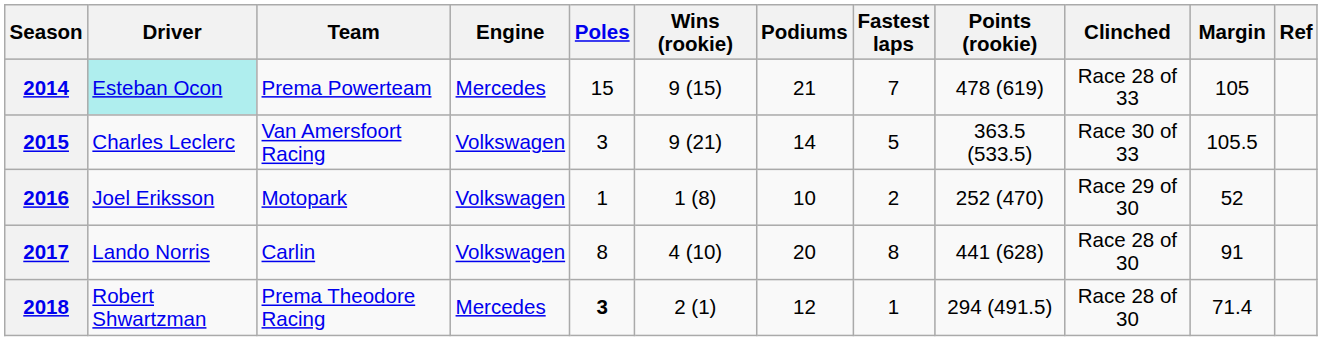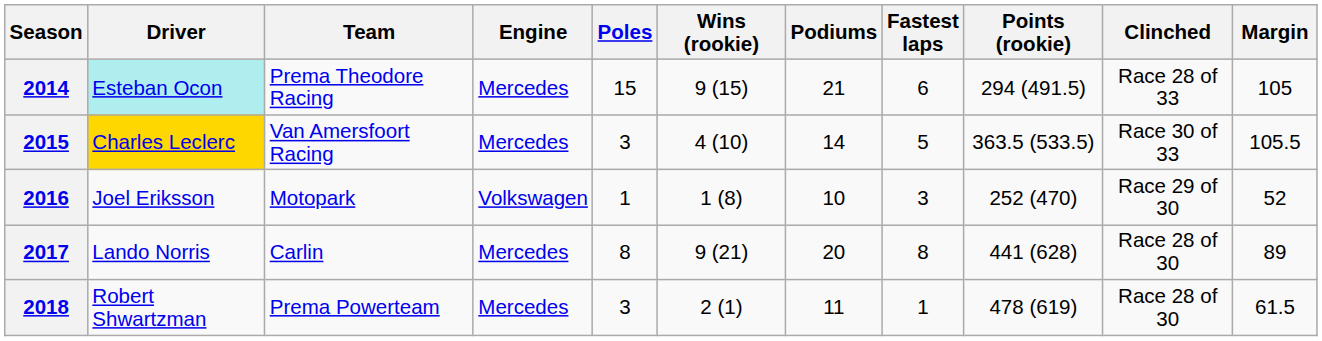- column: (1296, 32)
(347, 87) Prema Powerteam -> (347, 87) Prema Theodore Racing
(893, 87) 7 -> (923, 87) 6
(1000, 87) 478 (619) -> (1033, 87) 294 (491.5)
(164, 142) no background -> (164, 142) gold background
(510, 142) Volkswagen -> (523, 142) Mercedes
(695, 142) 9 (21) -> (721, 142) 4 (10)
(893, 197) 2 -> (923, 197) 3
(510, 252) Volkswagen -> (523, 252) Mercedes
(695, 252) 4 (10) -> (721, 252) 9 (21)
(1232, 252) 91 -> (1275, 252) 89
(338, 307) Prema Theodore Racing -> (355, 307) Prema Powerteam
(602, 307) bold -> (625, 307) normal
(804, 307) 12 -> (834, 307) 11
(1000, 307) 294 (491.5) -> (1033, 307) 478 (619)
(1232, 307) 71.4 -> (1275, 307) 61.5
